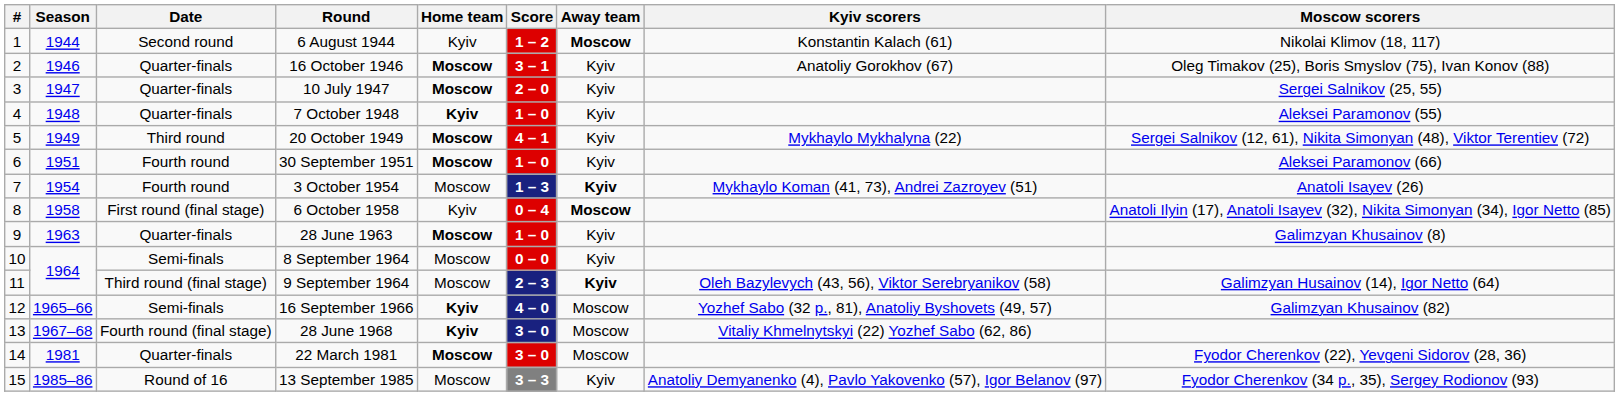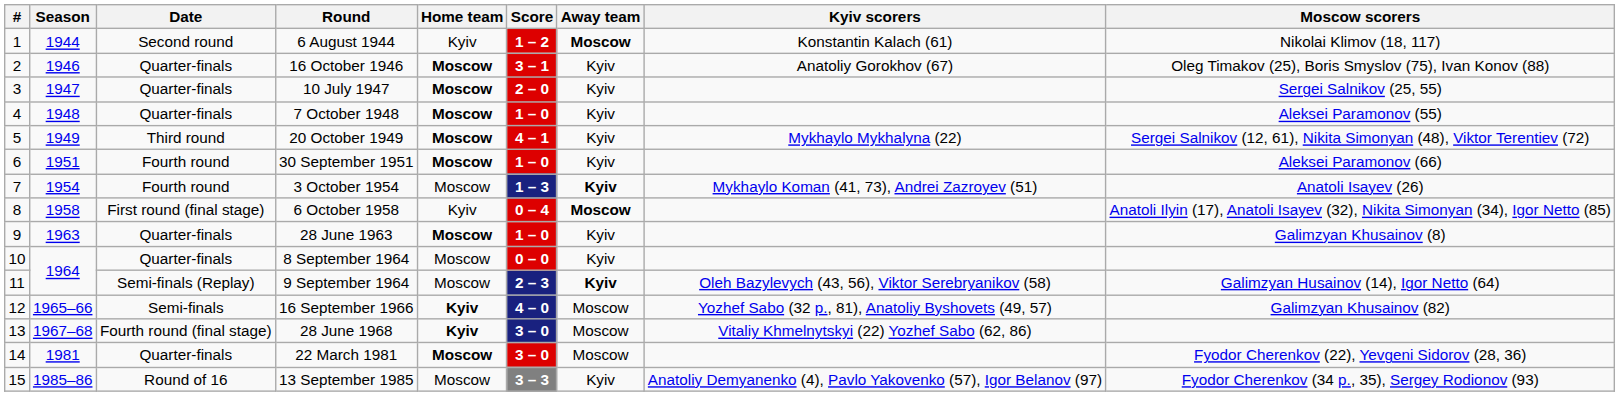(462, 113) Kyiv -> (462, 113) Moscow
(186, 258) Semi-finals -> (186, 258) Quarter-finals
(186, 282) Third round (final stage) -> (186, 282) Semi-finals (Replay)
